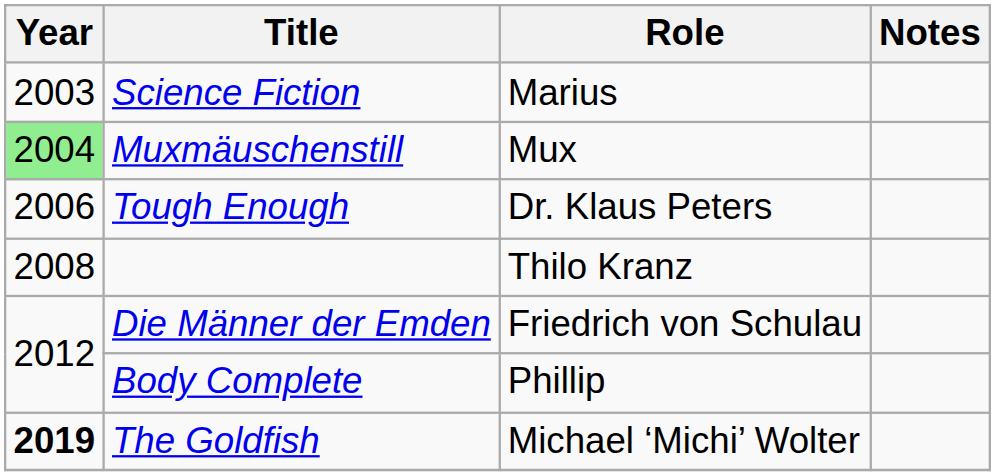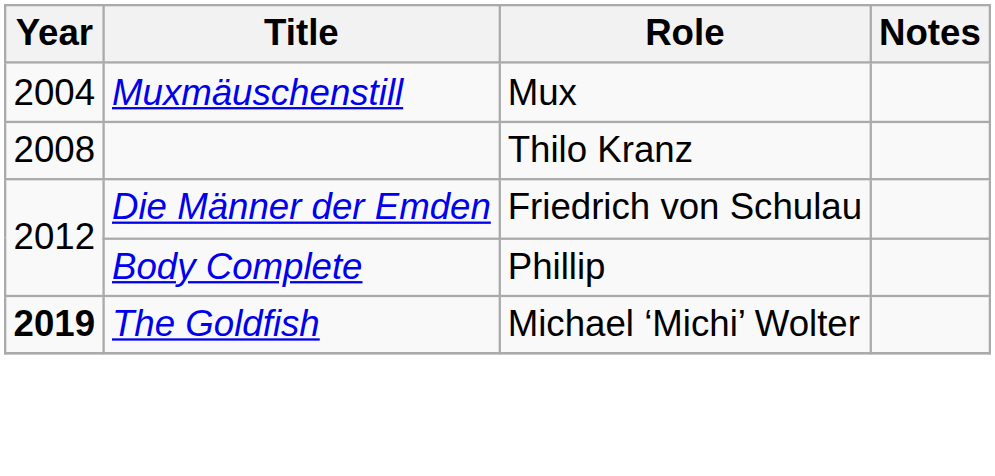- row: (236, 91)
(54, 149) lightgreen background -> (54, 91) no background
- row: (231, 207)
